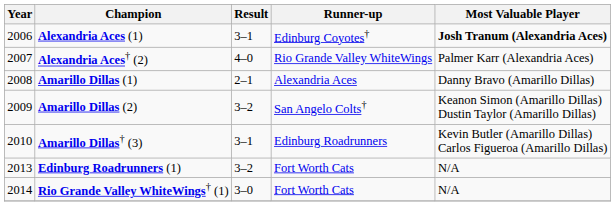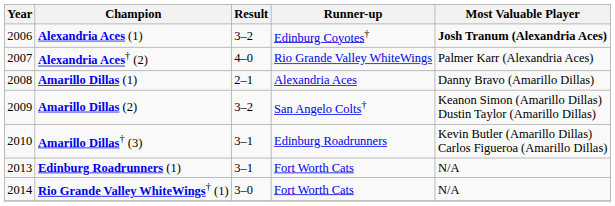(244, 35) 3–1 -> (244, 35) 3–2
(244, 167) 3–2 -> (244, 167) 3–1
